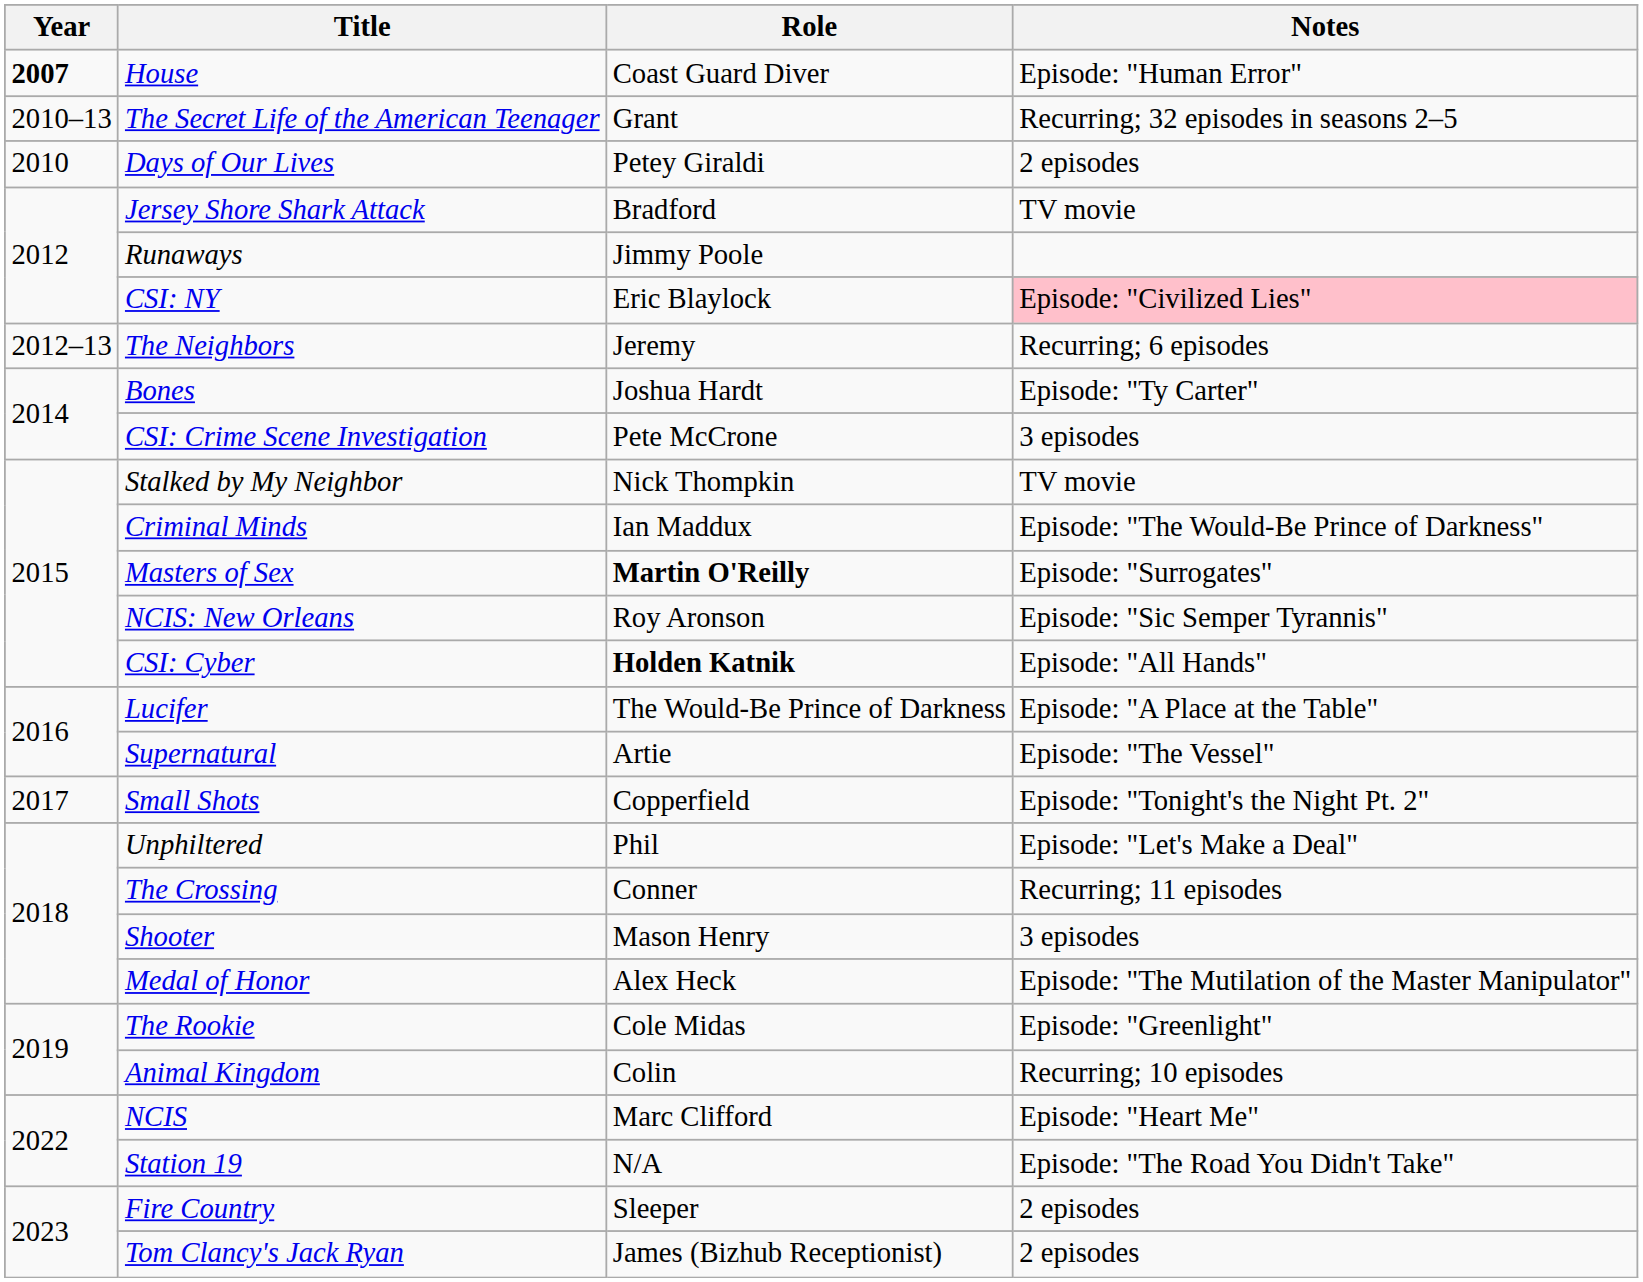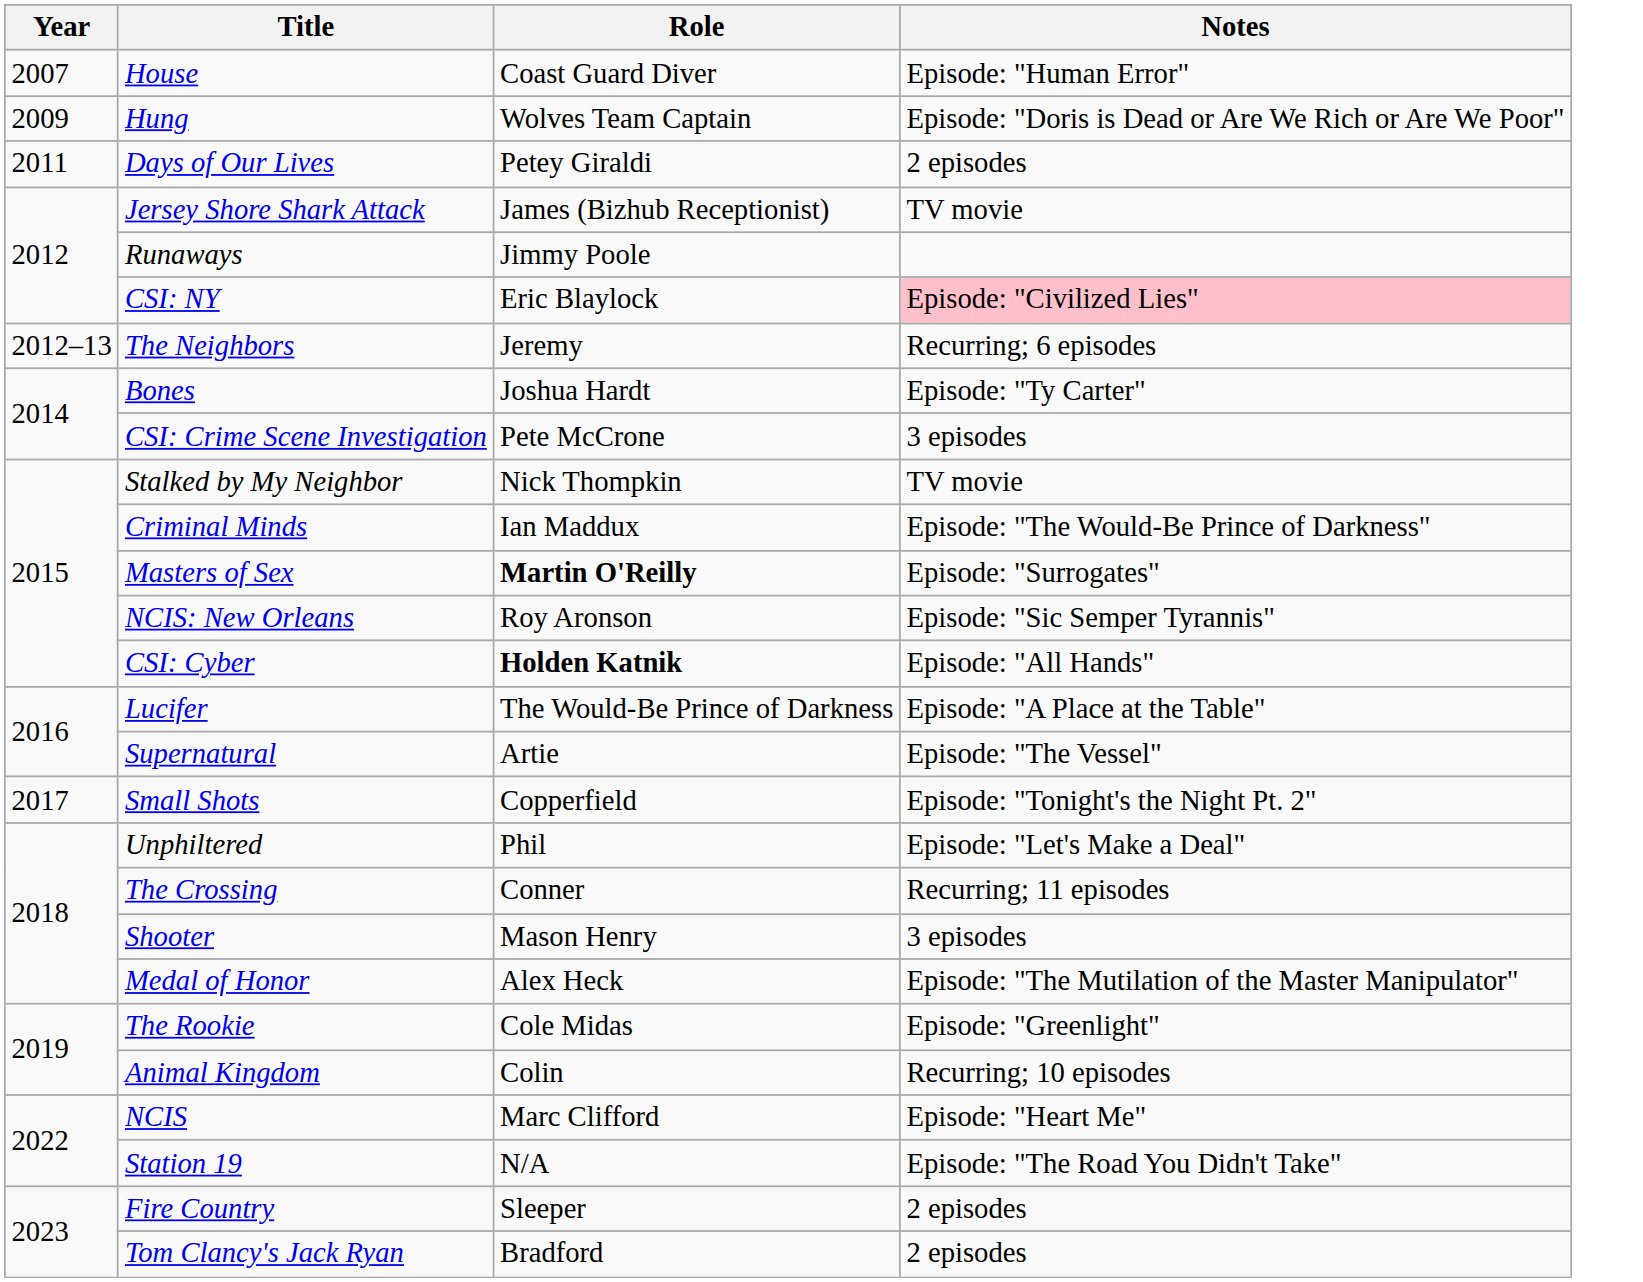(40, 72) bold -> (40, 72) normal
+ row: (157, 118)
- row: (362, 118)
(40, 163) 2010 -> (40, 163) 2011
(664, 208) Bradford -> (665, 208) James (Bizhub Receptionist)
(777, 1253) James (Bizhub Receptionist) -> (552, 1253) Bradford
